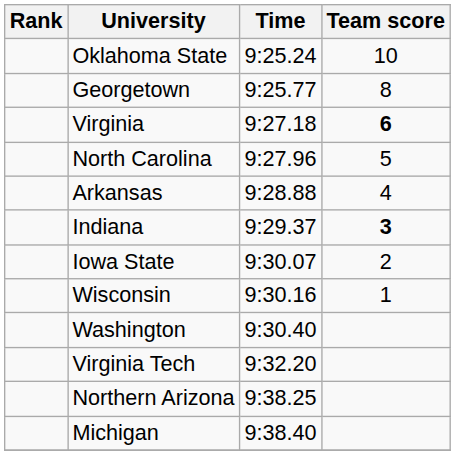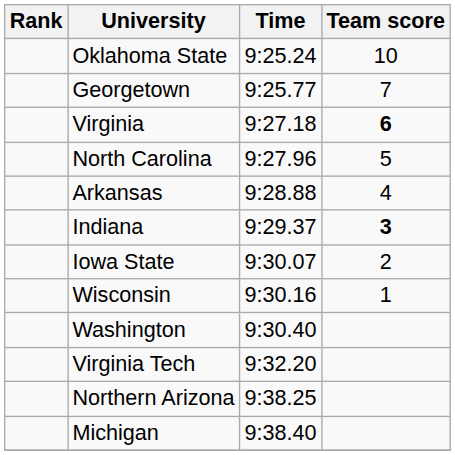(386, 90) 8 -> (386, 90) 7
